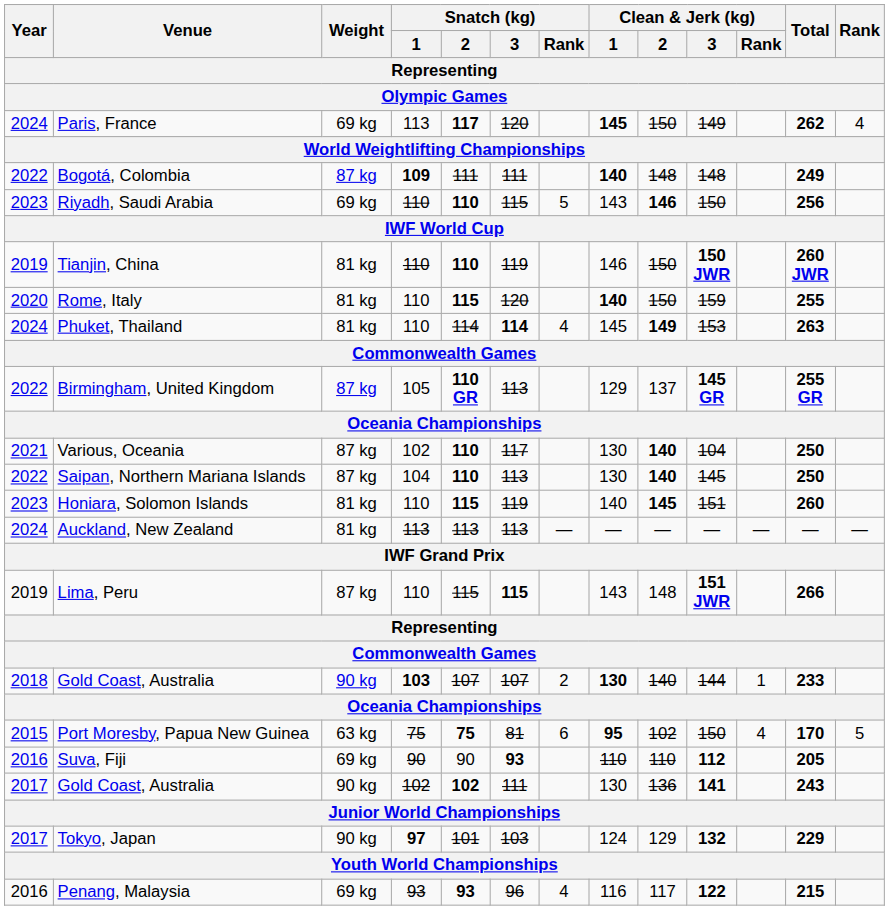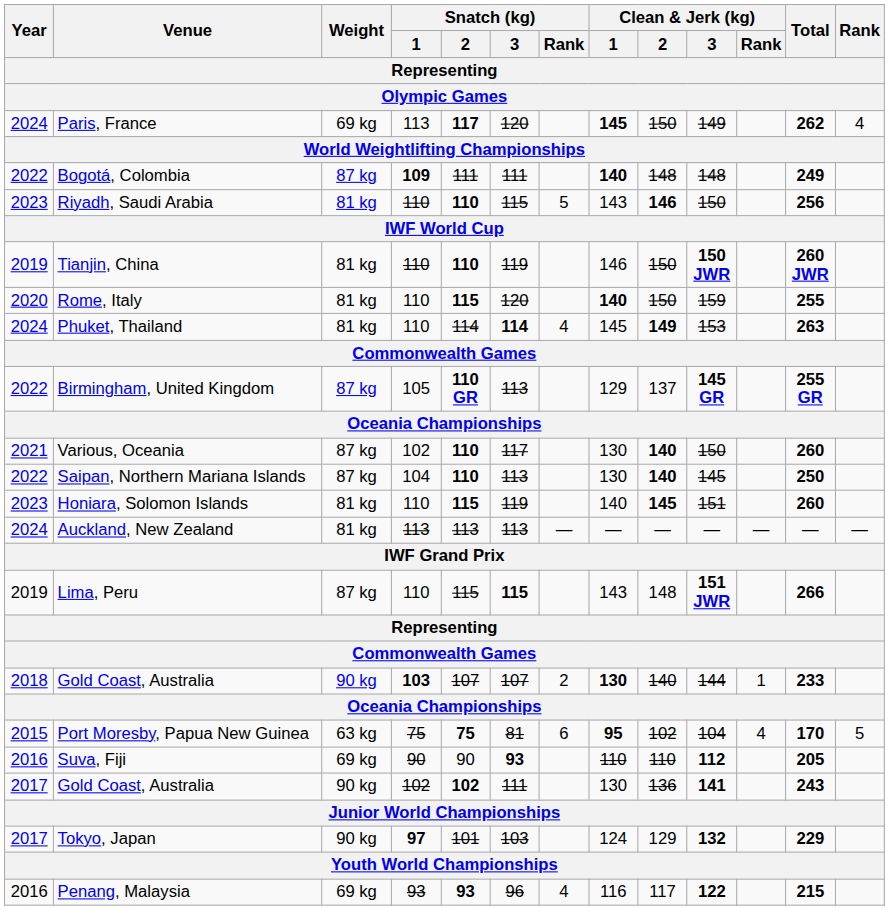(356, 202) 69 kg -> (356, 202) 81 kg
(712, 450) 104 -> (712, 450) 150
(810, 450) 250 -> (810, 450) 260
(712, 733) 150 -> (712, 733) 104
